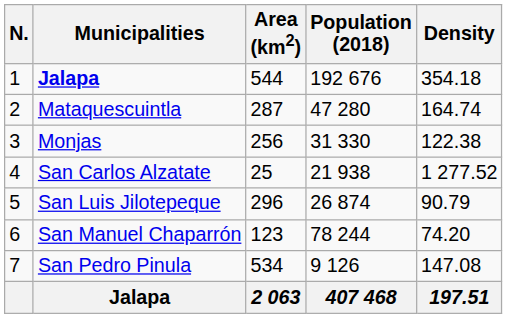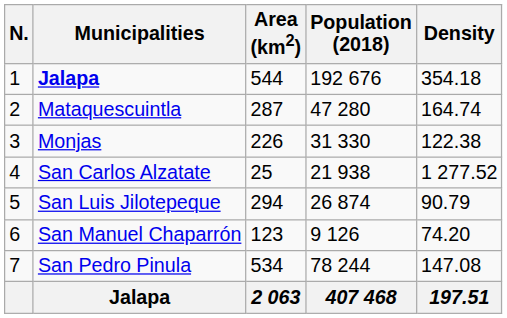(267, 141) 256 -> (267, 141) 226
(267, 203) 296 -> (267, 203) 294
(340, 234) 78 244 -> (335, 234) 9 126
(335, 266) 9 126 -> (340, 266) 78 244
